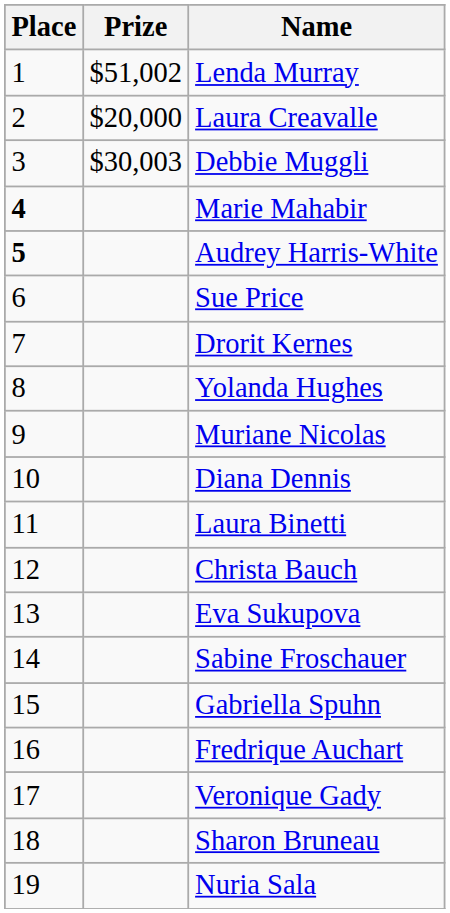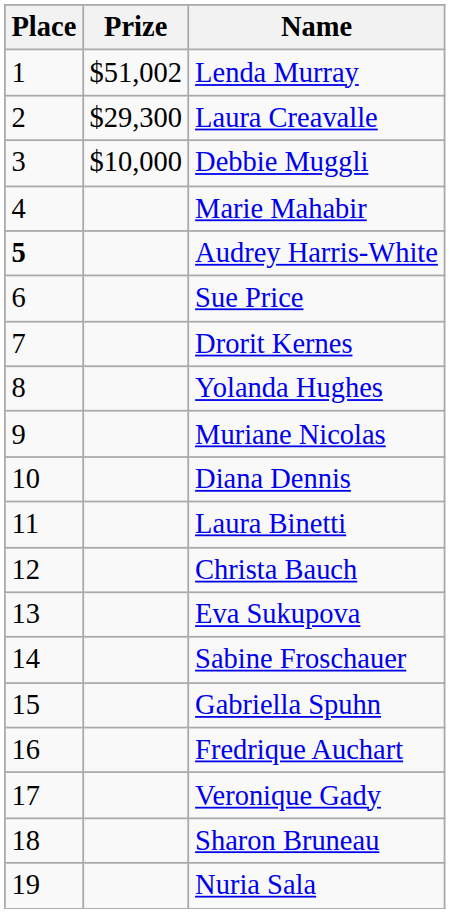(136, 117) $20,000 -> (136, 117) $29,300
(136, 162) $30,003 -> (136, 162) $10,000
(19, 207) bold -> (19, 207) normal
